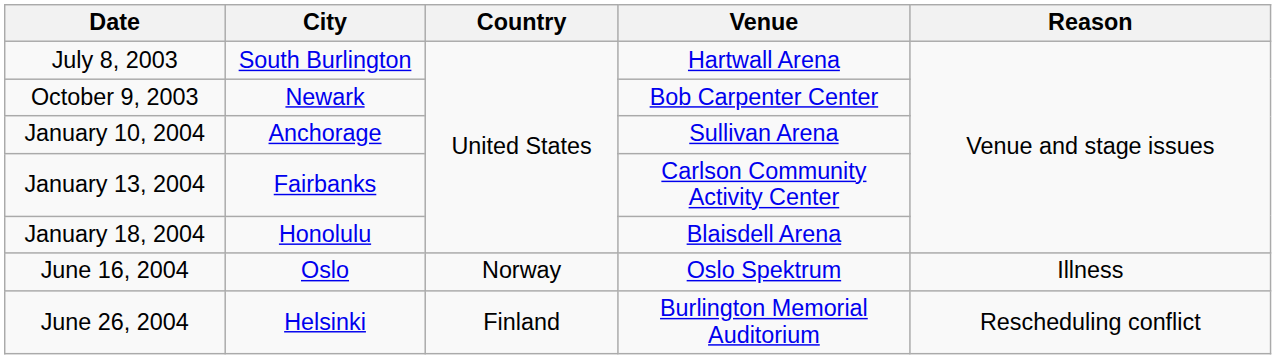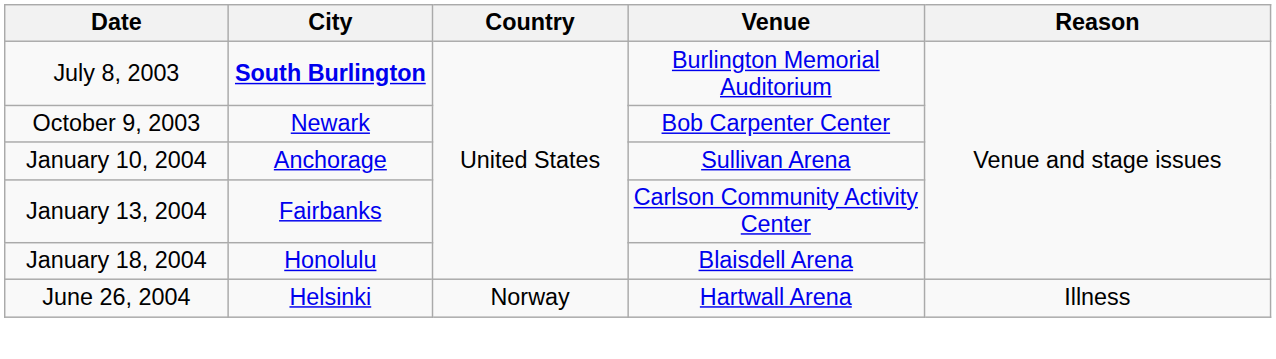(325, 60) normal -> (330, 73) bold
(764, 60) Hartwall Arena -> (776, 73) Burlington Memorial Auditorium
- row: (115, 271)
(522, 321) Finland -> (530, 297) Norway
(764, 321) Burlington Memorial Auditorium -> (776, 297) Hartwall Arena
(1090, 321) Rescheduling conflict -> (1097, 297) Illness
